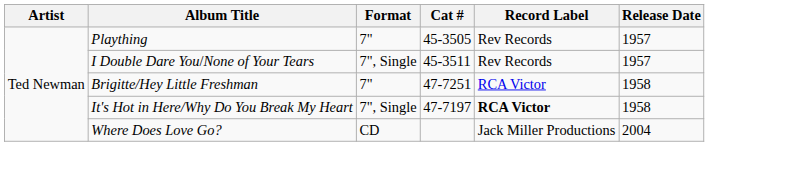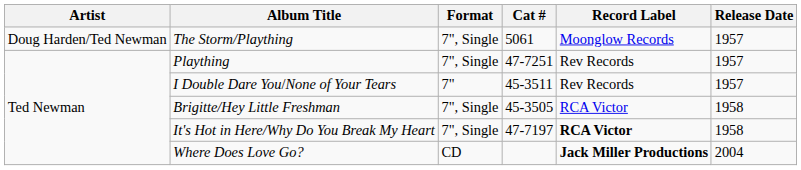+ row: (233, 38)
(366, 38) 7" -> (470, 61) 7", Single
(447, 38) 45-3505 -> (529, 61) 47-7251
(388, 61) 7", Single -> (448, 84) 7"
(366, 84) 7" -> (470, 107) 7", Single
(447, 84) 47-7251 -> (529, 107) 45-3505
(547, 130) normal -> (634, 152) bold
